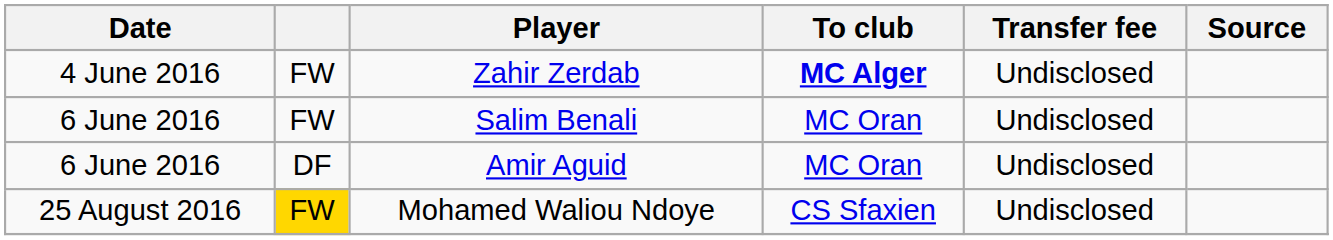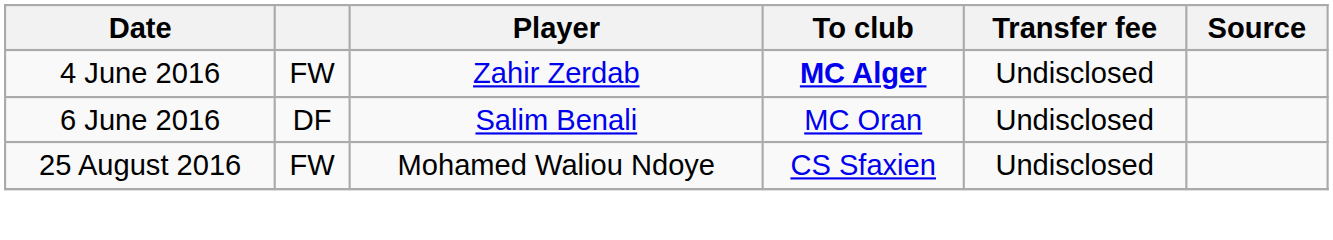(312, 119) FW -> (312, 119) DF
- row: (556, 165)
(312, 211) gold background -> (312, 165) no background
